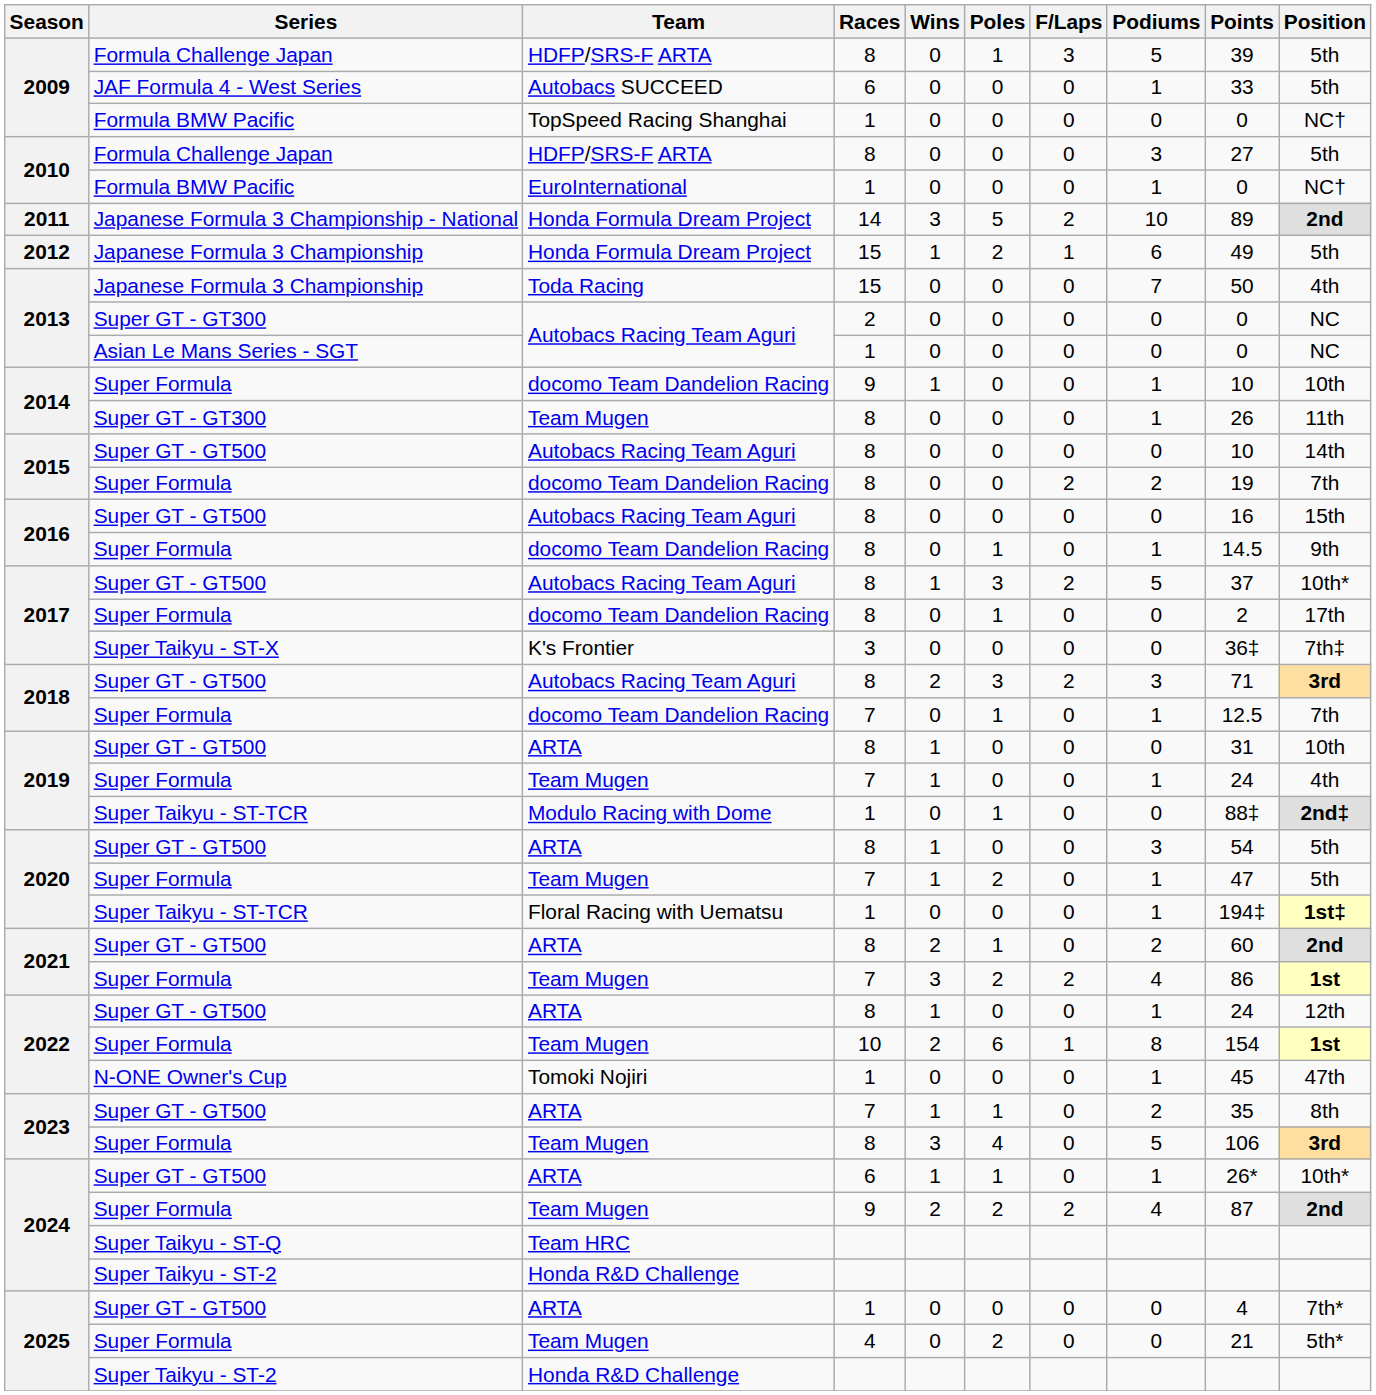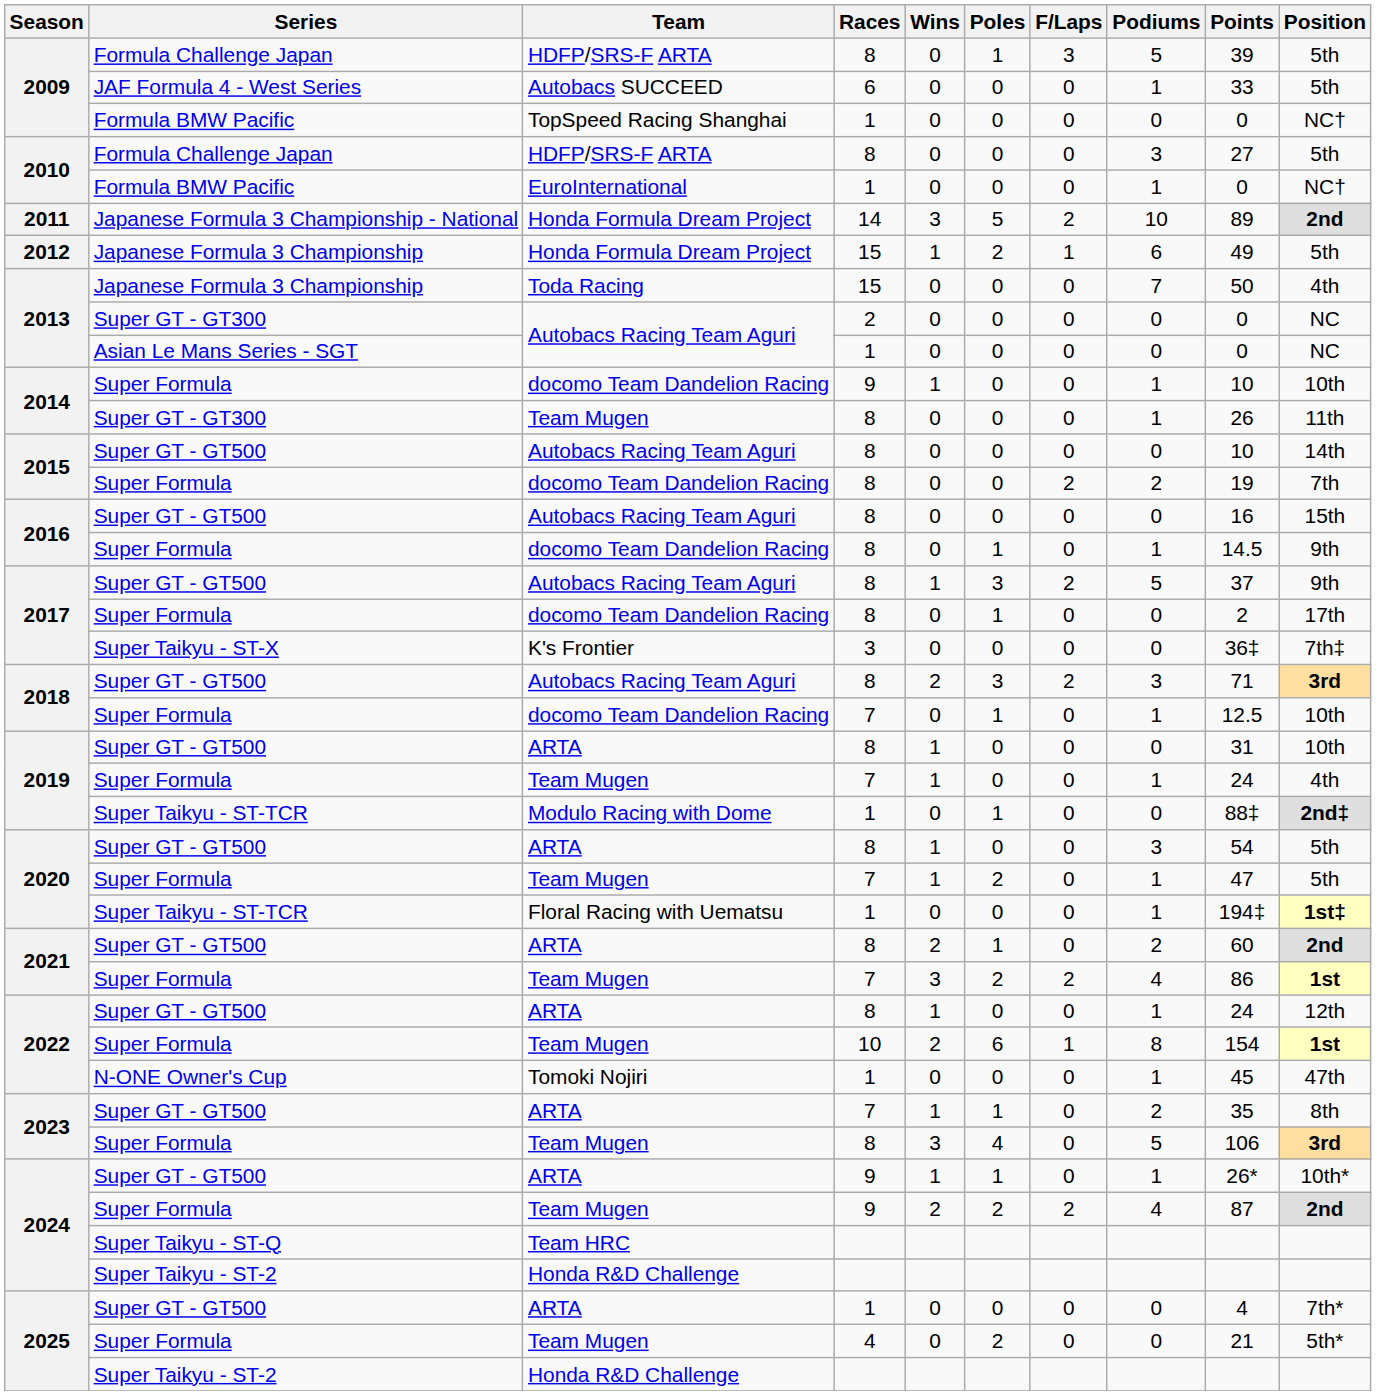(1325, 582) 10th* -> (1325, 582) 9th
(1325, 714) 7th -> (1325, 714) 10th
(870, 1176) 6 -> (870, 1176) 9
